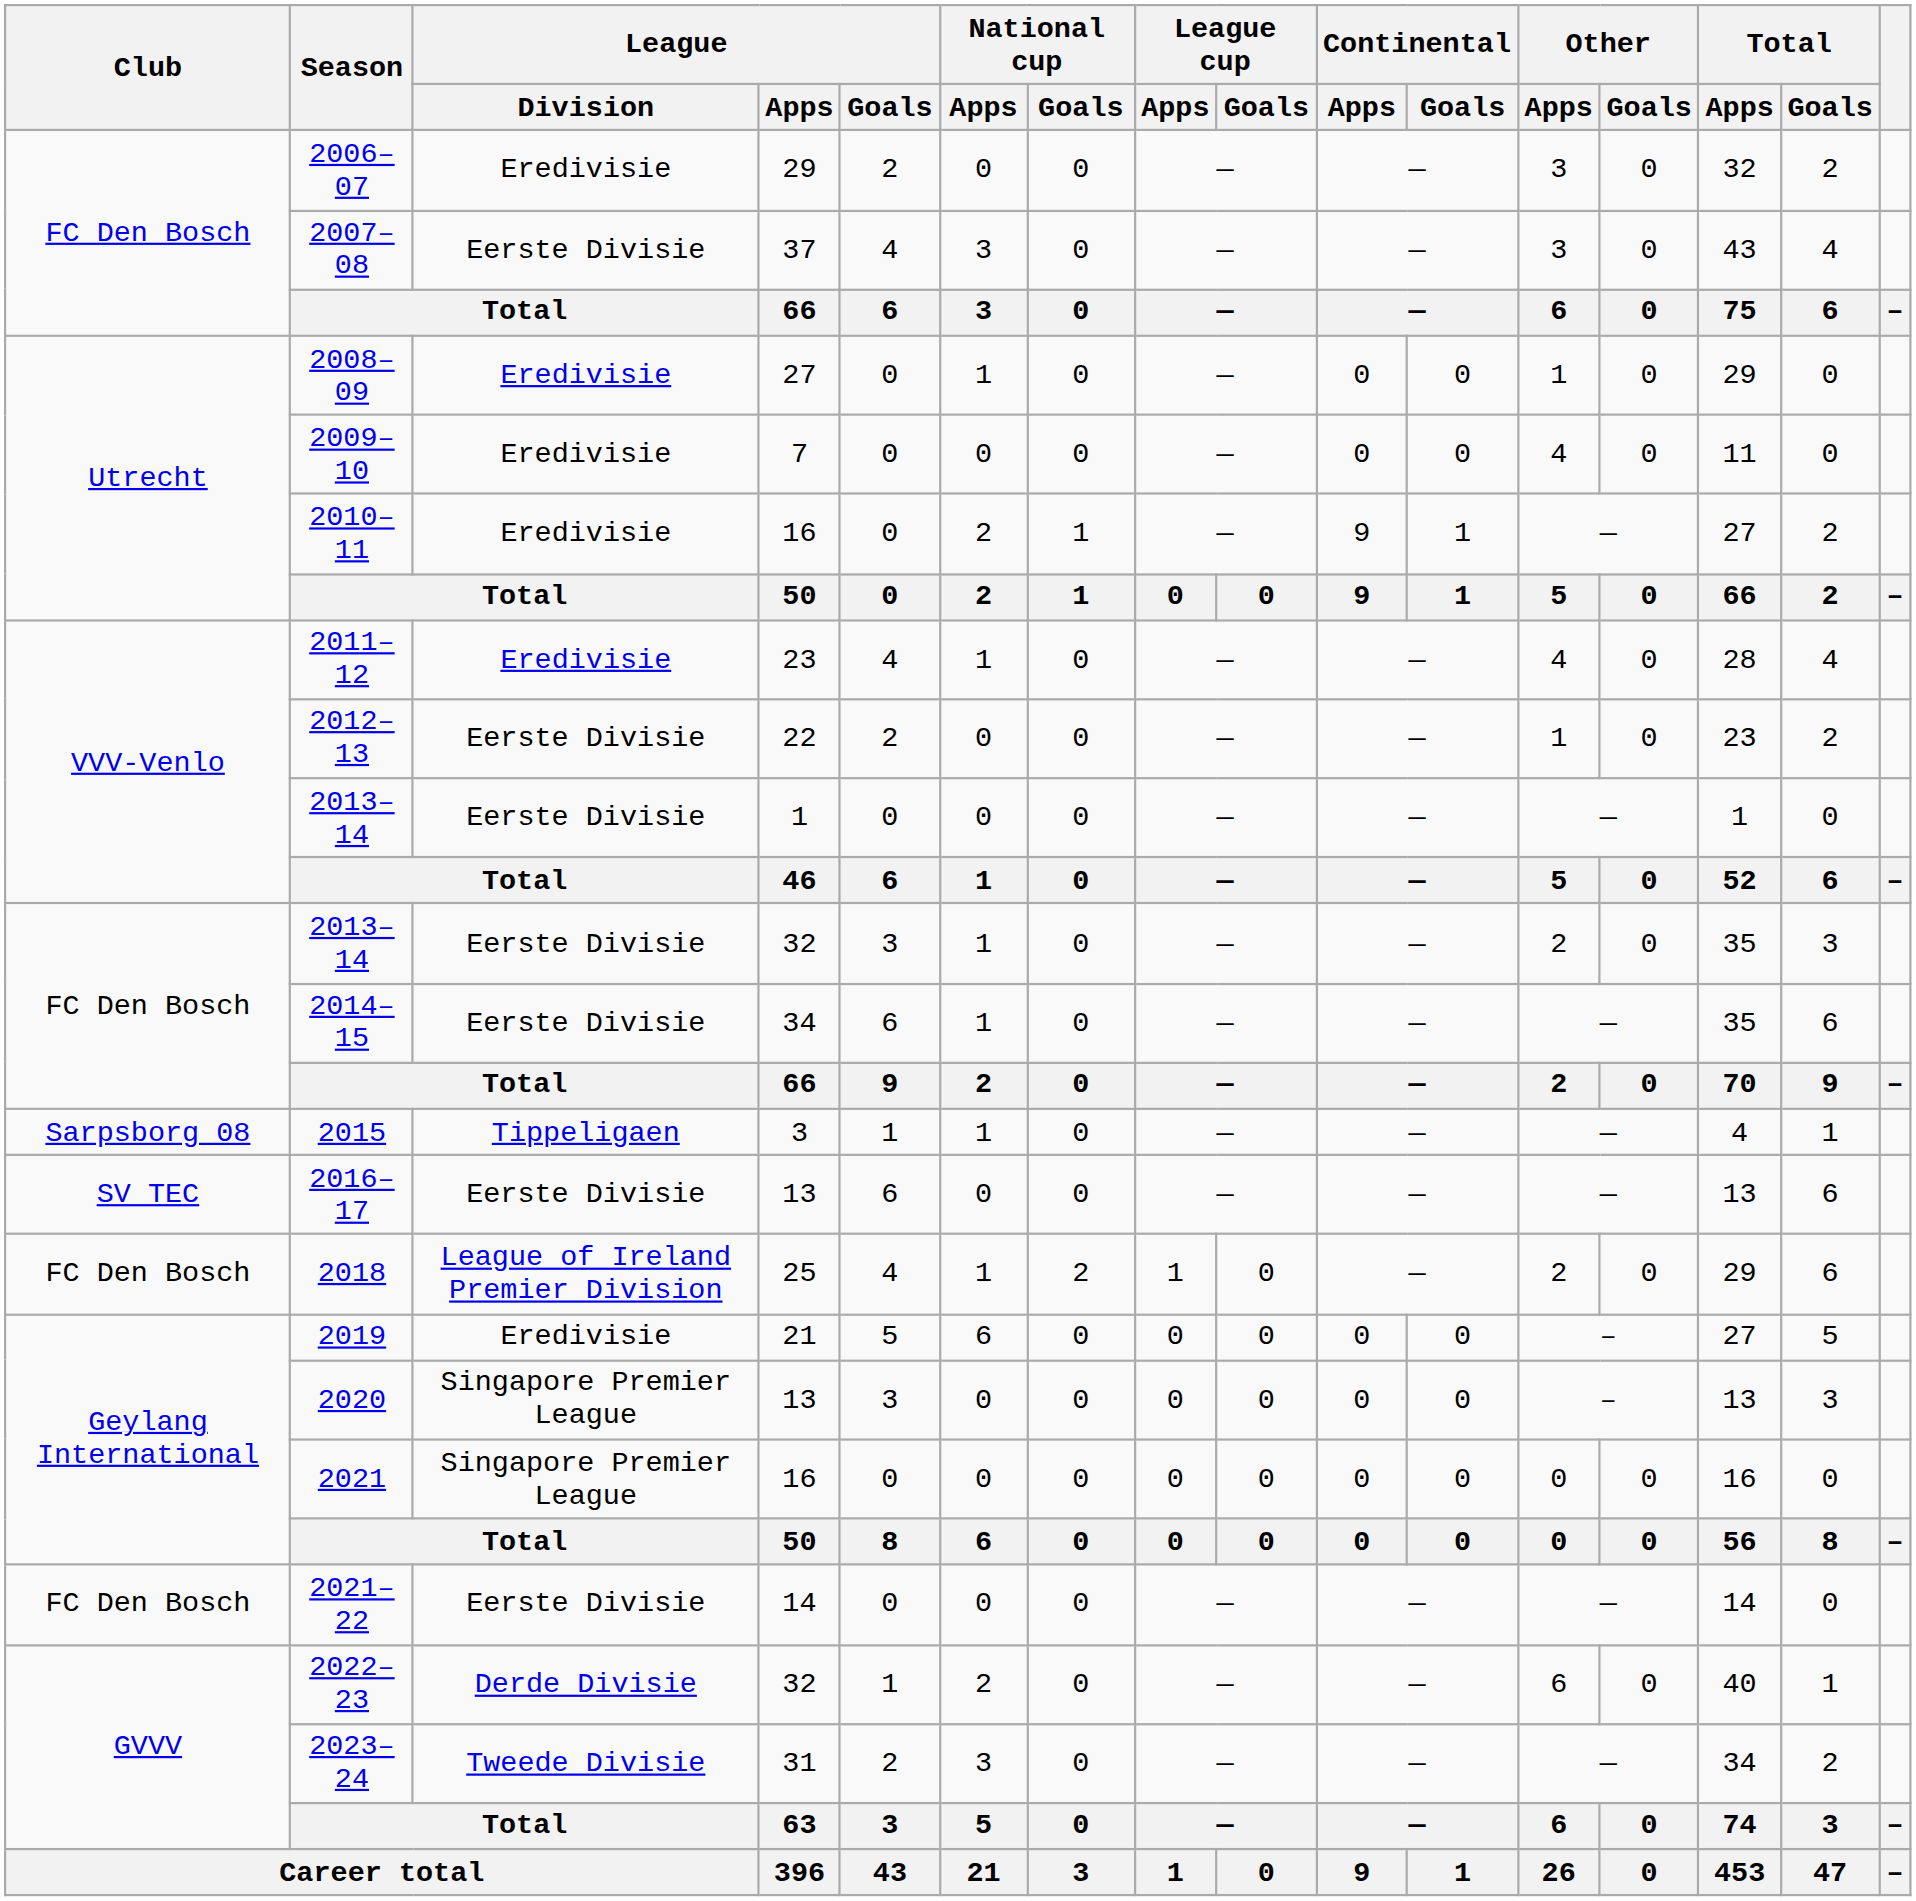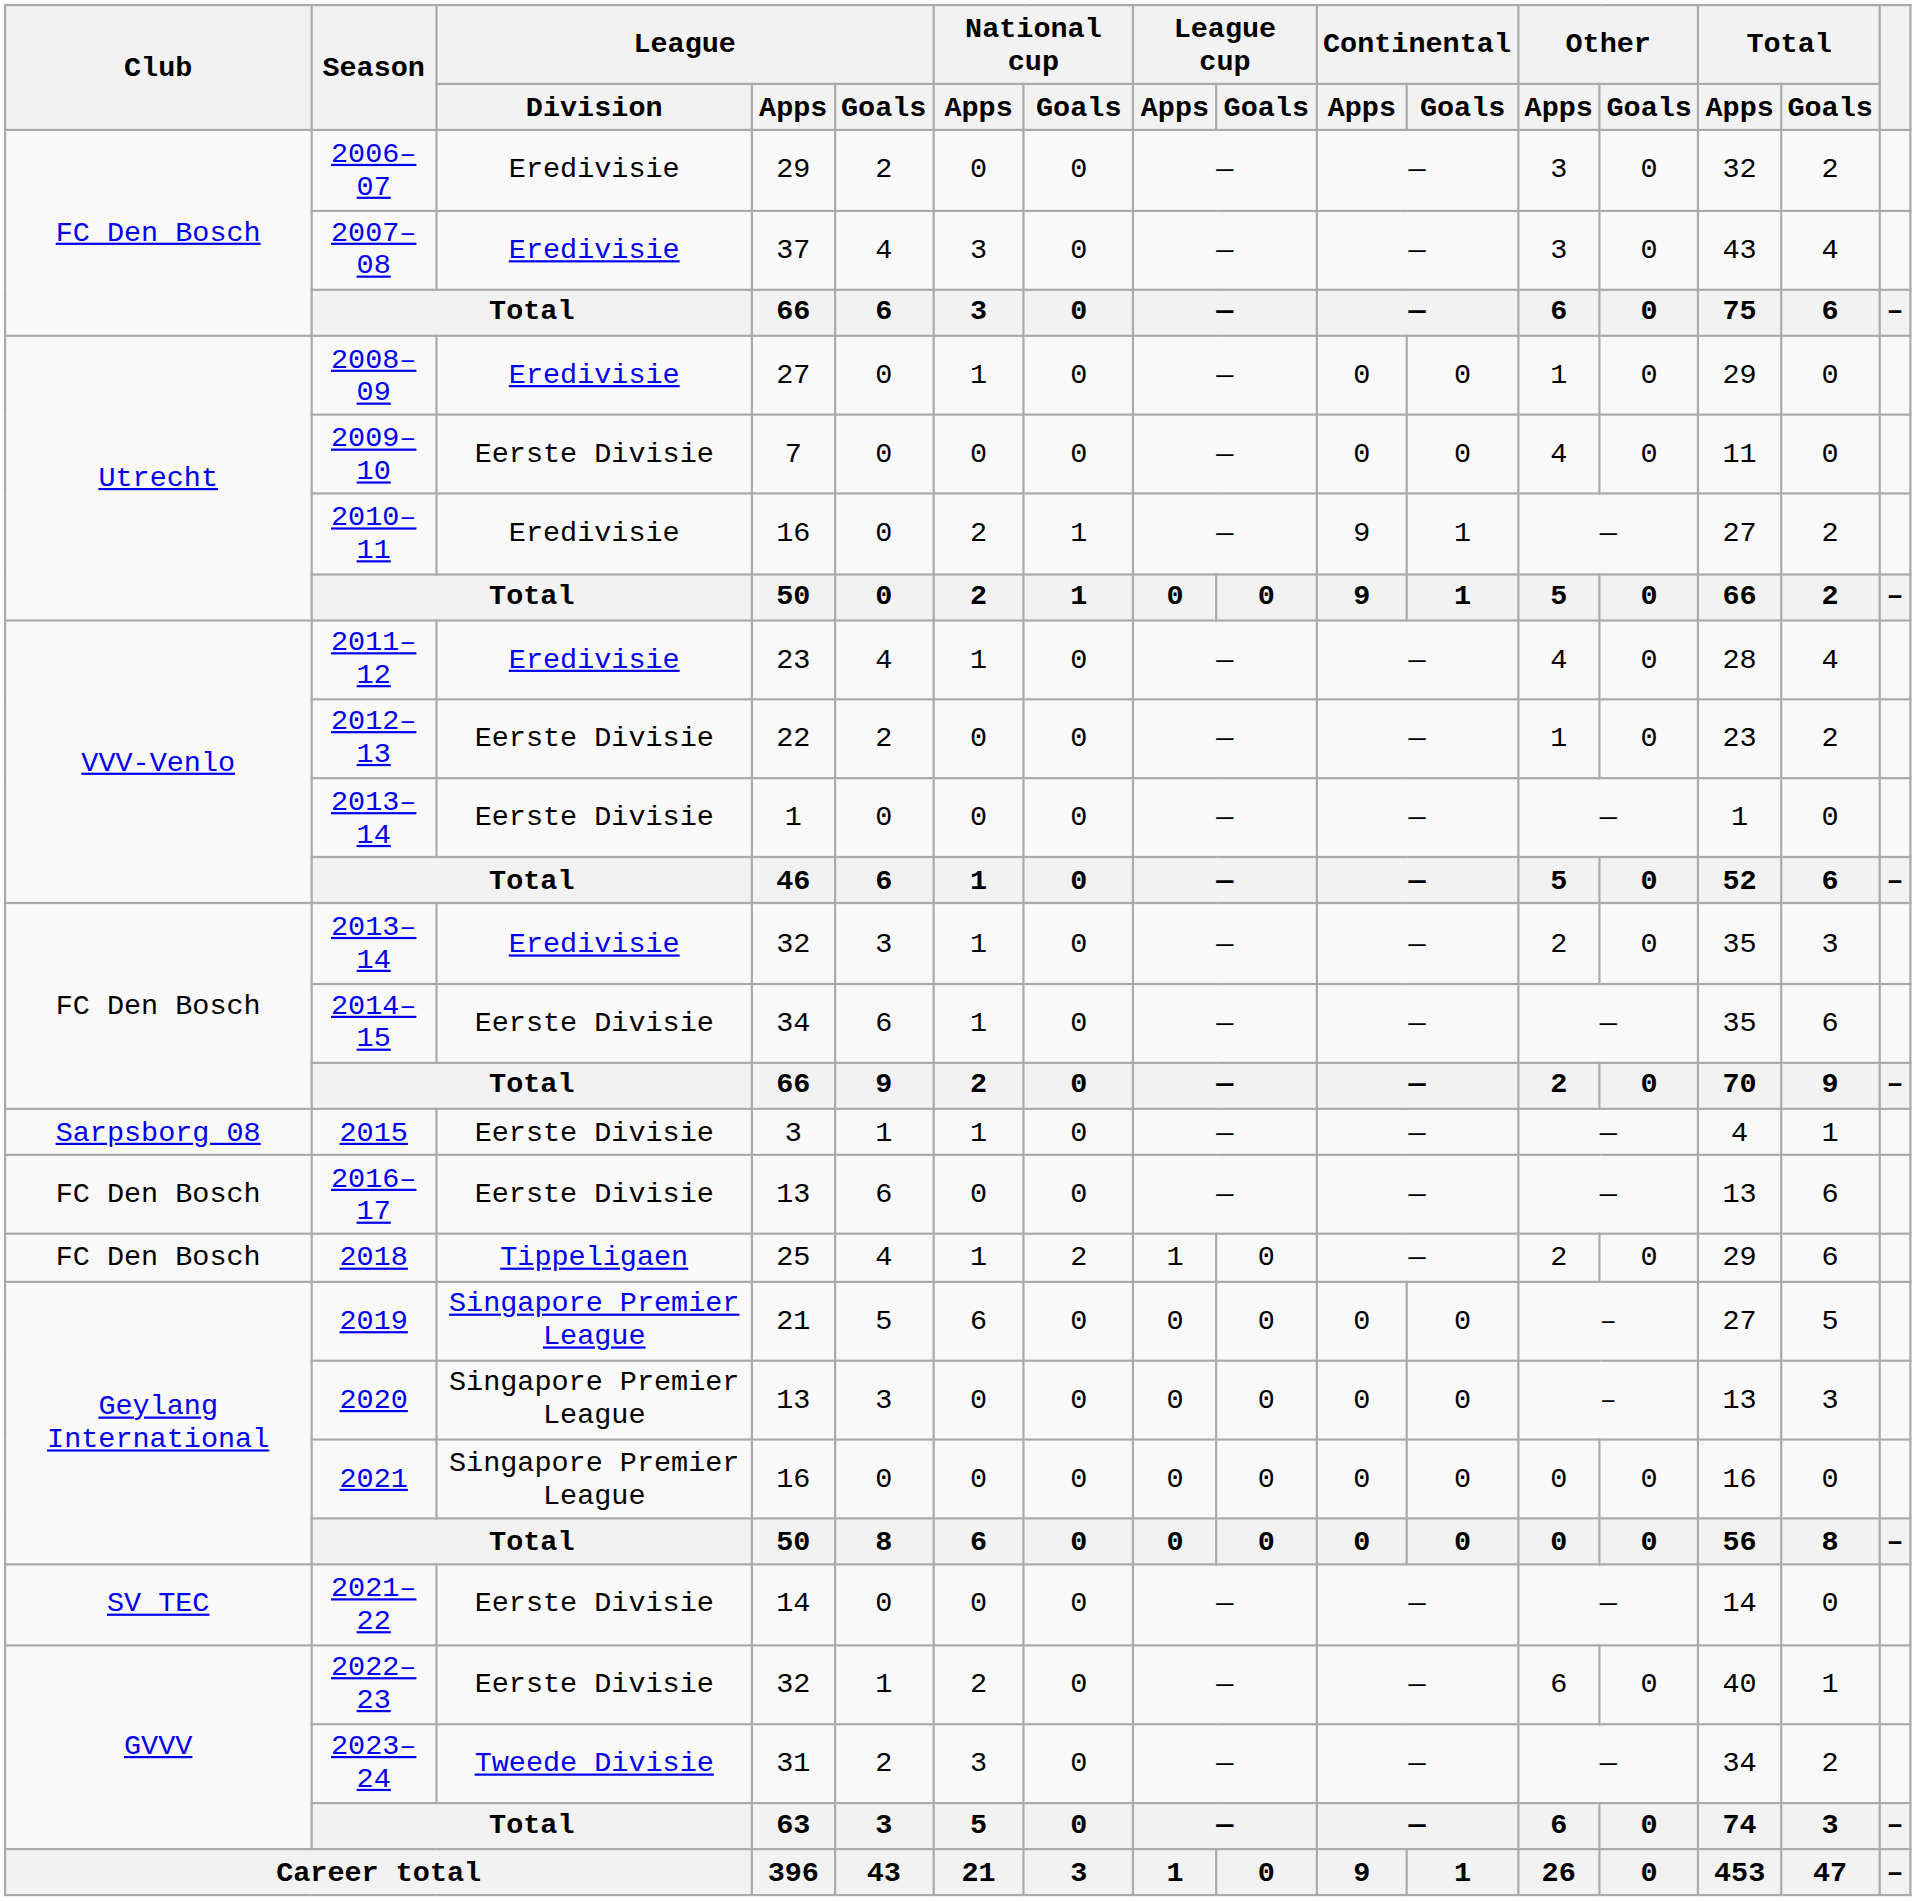(586, 250) Eerste Divisie -> (594, 250) Eredivisie
(586, 455) Eredivisie -> (594, 455) Eerste Divisie
(586, 944) Eerste Divisie -> (594, 944) Eredivisie
(586, 1132) Tippeligaen -> (594, 1132) Eerste Divisie
(148, 1195) SV TEC -> (158, 1195) FC Den Bosch
(586, 1274) League of Ireland Premier Division -> (594, 1258) Tippeligaen
(586, 1337) Eredivisie -> (594, 1321) Singapore Premier League
(148, 1605) FC Den Bosch -> (158, 1605) SV TEC
(586, 1684) Derde Divisie -> (594, 1684) Eerste Divisie
